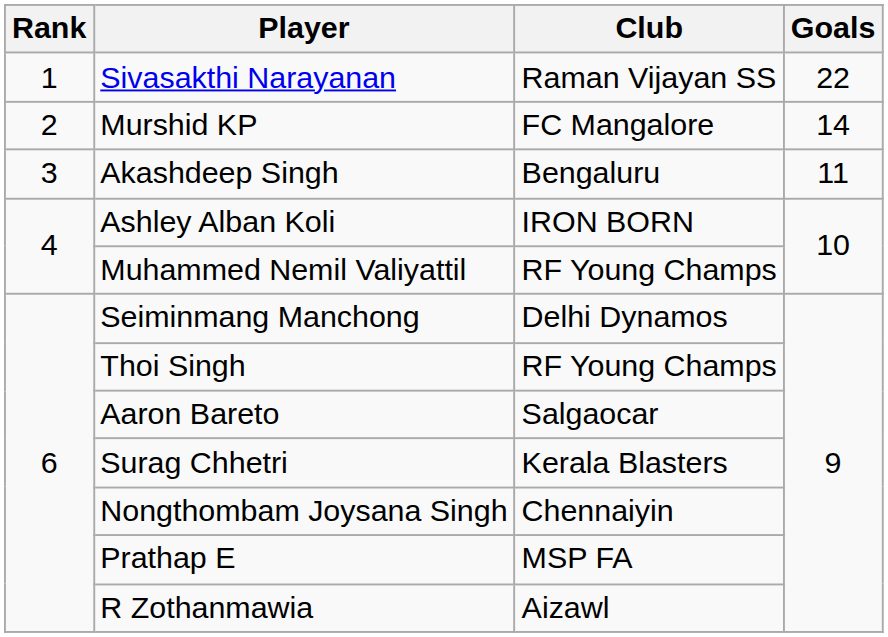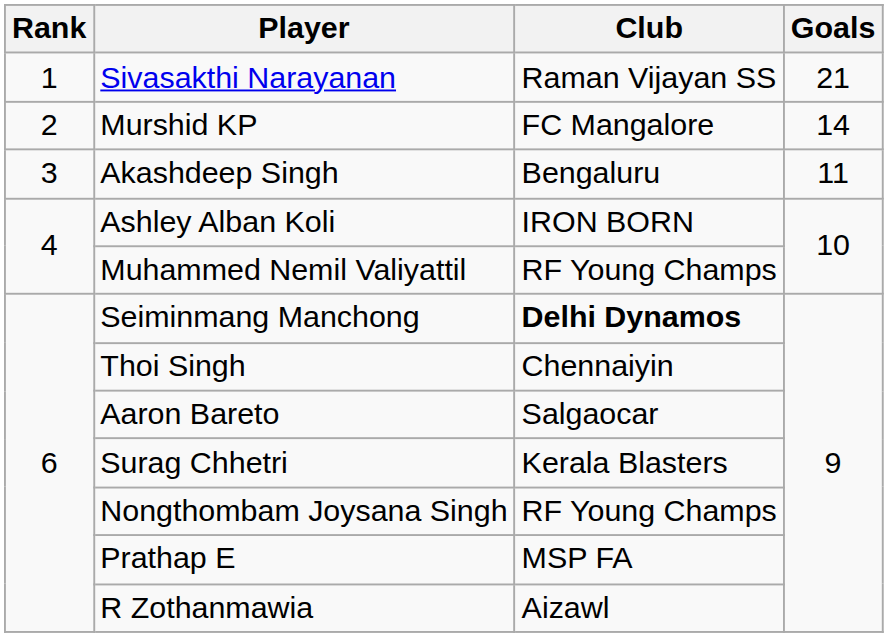(833, 76) 22 -> (833, 76) 21
(625, 317) normal -> (631, 317) bold
(649, 366) RF Young Champs -> (598, 366) Chennaiyin
(598, 510) Chennaiyin -> (649, 510) RF Young Champs
